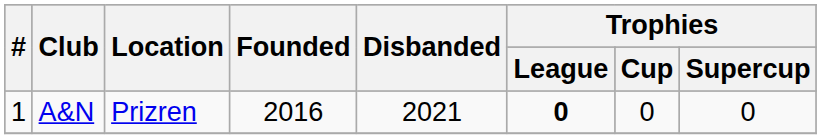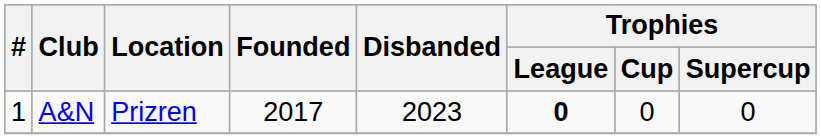(293, 111) 2016 -> (293, 111) 2017
(432, 111) 2021 -> (432, 111) 2023
